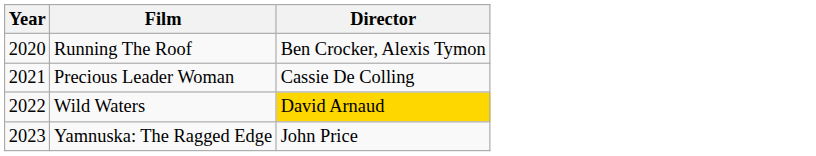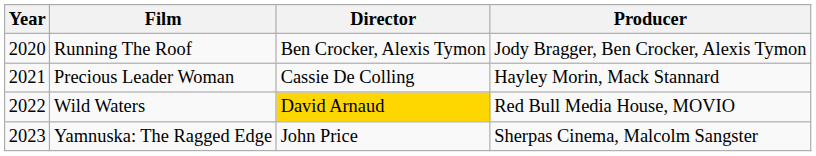+ column: (650, 19)
